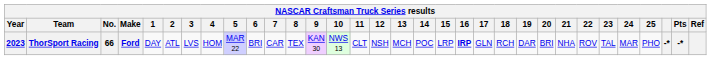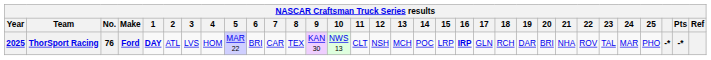(16, 43) 2023 -> (16, 43) 2025
(109, 43) 66 -> (109, 43) 76
(153, 43) normal -> (153, 43) bold
